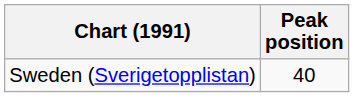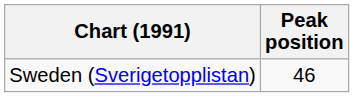(304, 75) 40 -> (304, 75) 46
